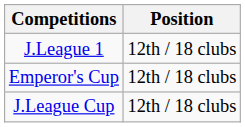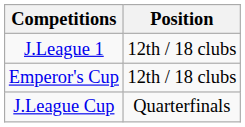(182, 106) 12th / 18 clubs -> (182, 106) Quarterfinals
